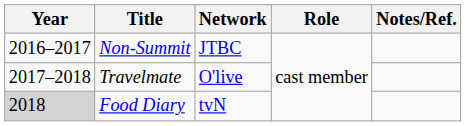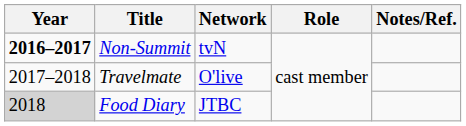(50, 47) normal -> (50, 47) bold
(220, 47) JTBC -> (213, 47) tvN
(213, 105) tvN -> (220, 105) JTBC
